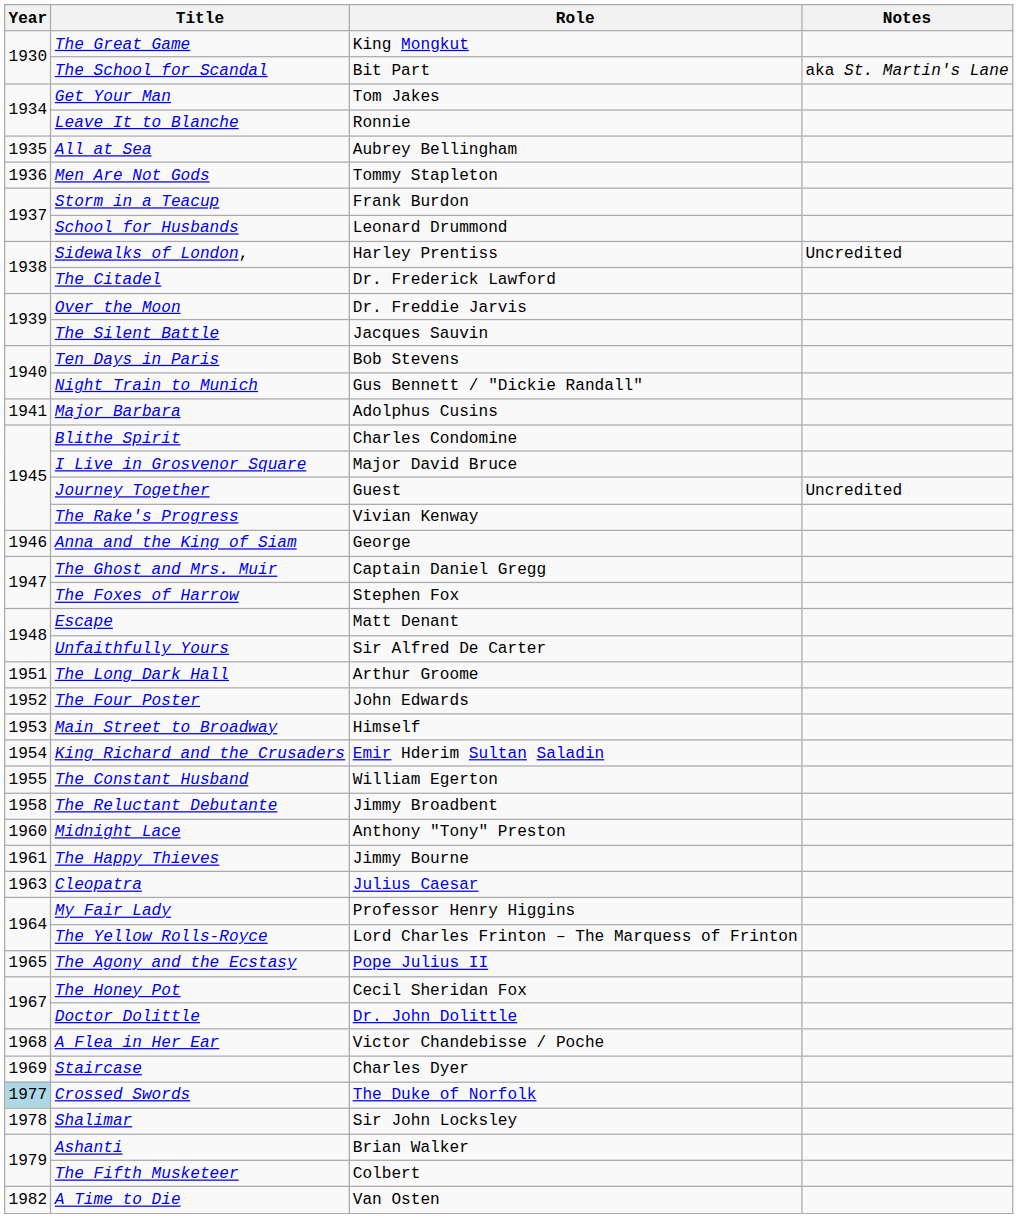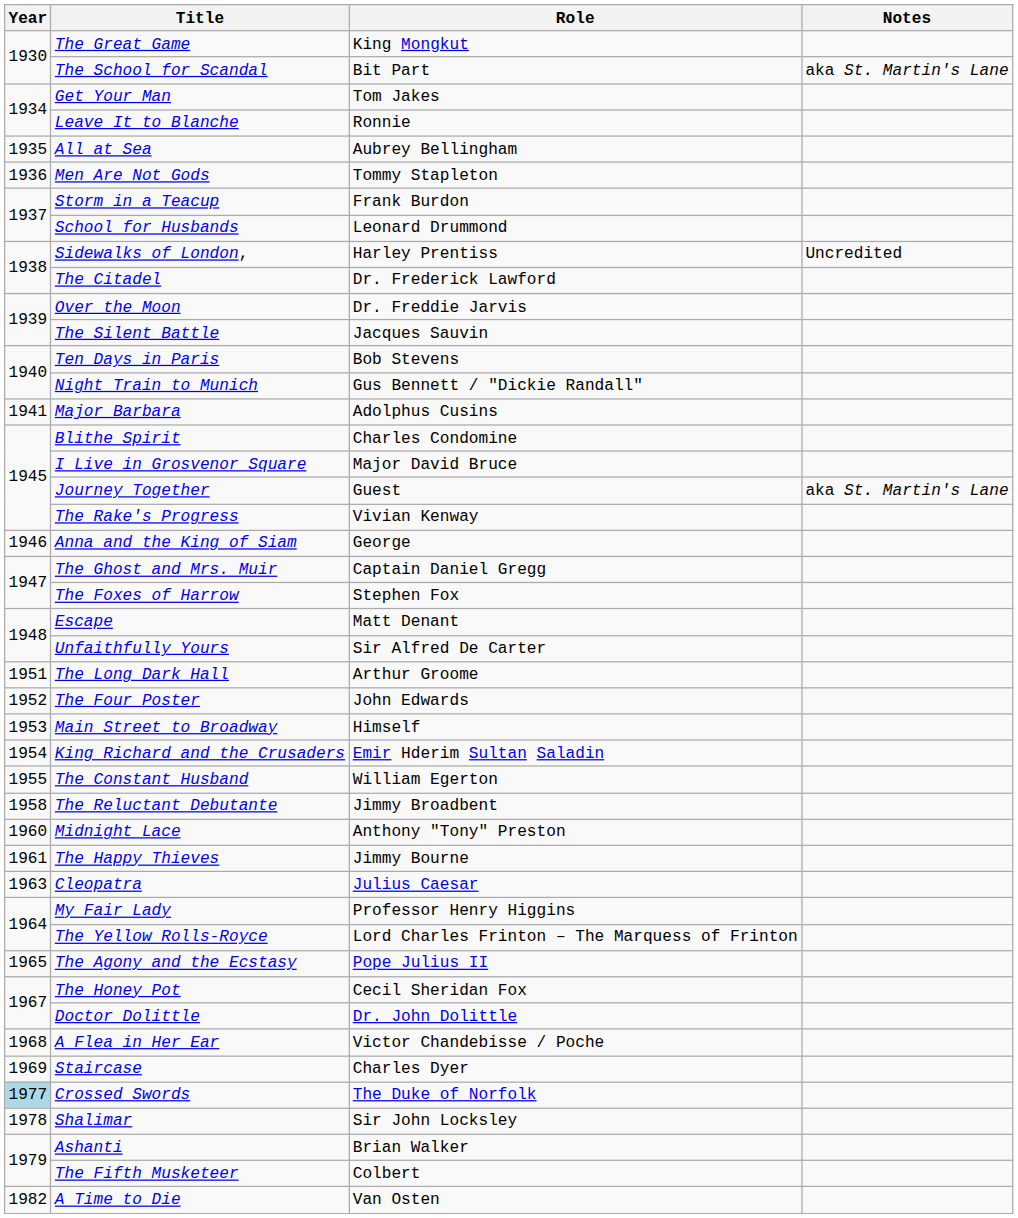(854, 491) Uncredited -> (907, 491) aka St. Martin's Lane
